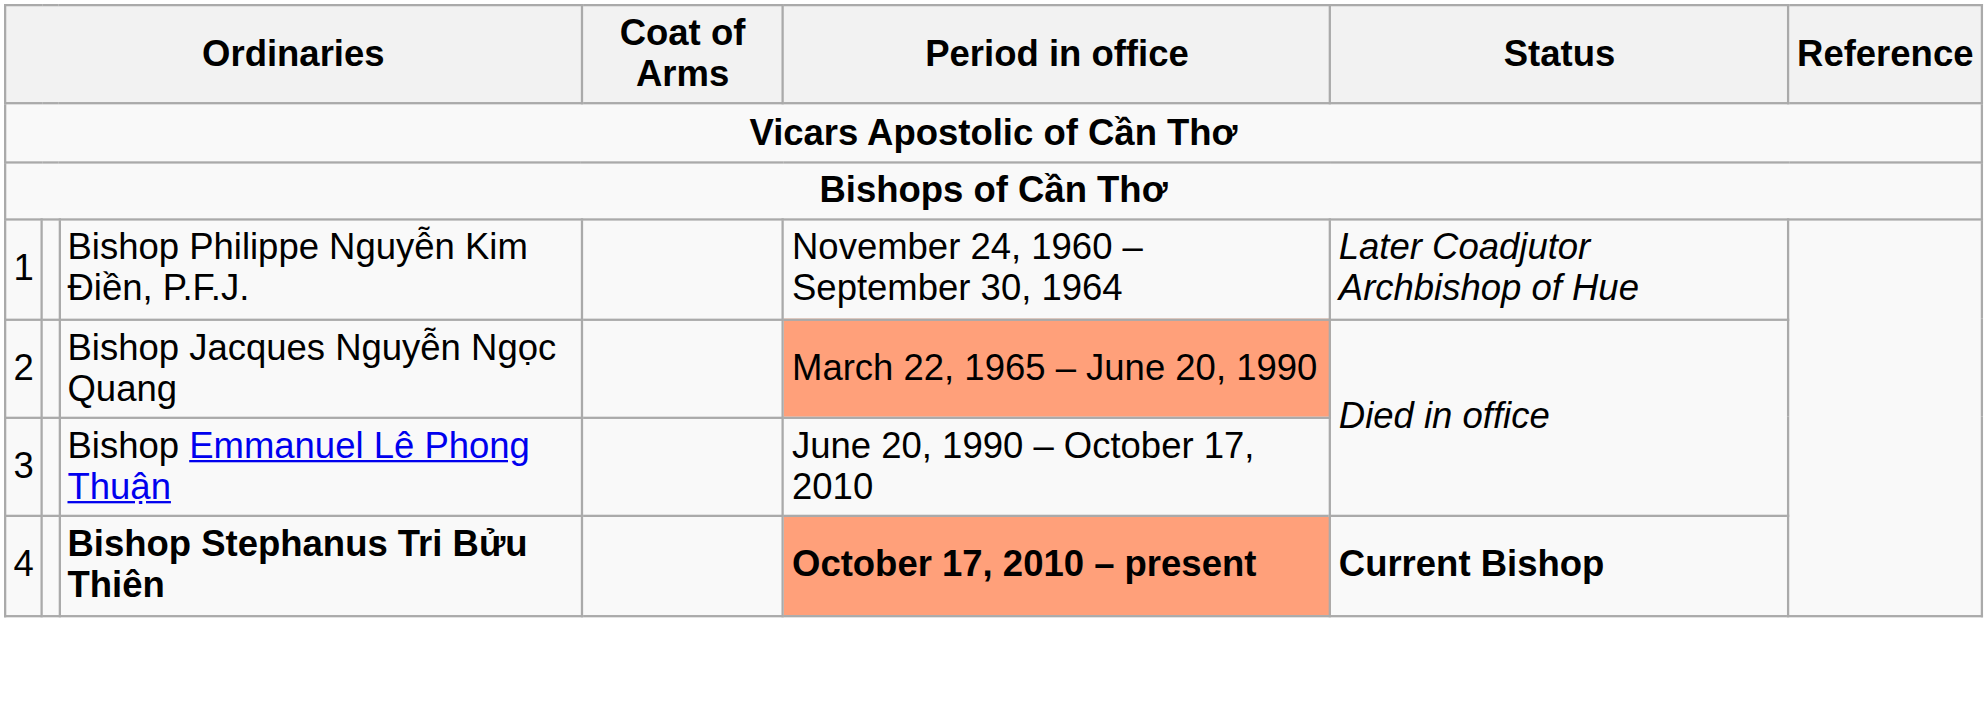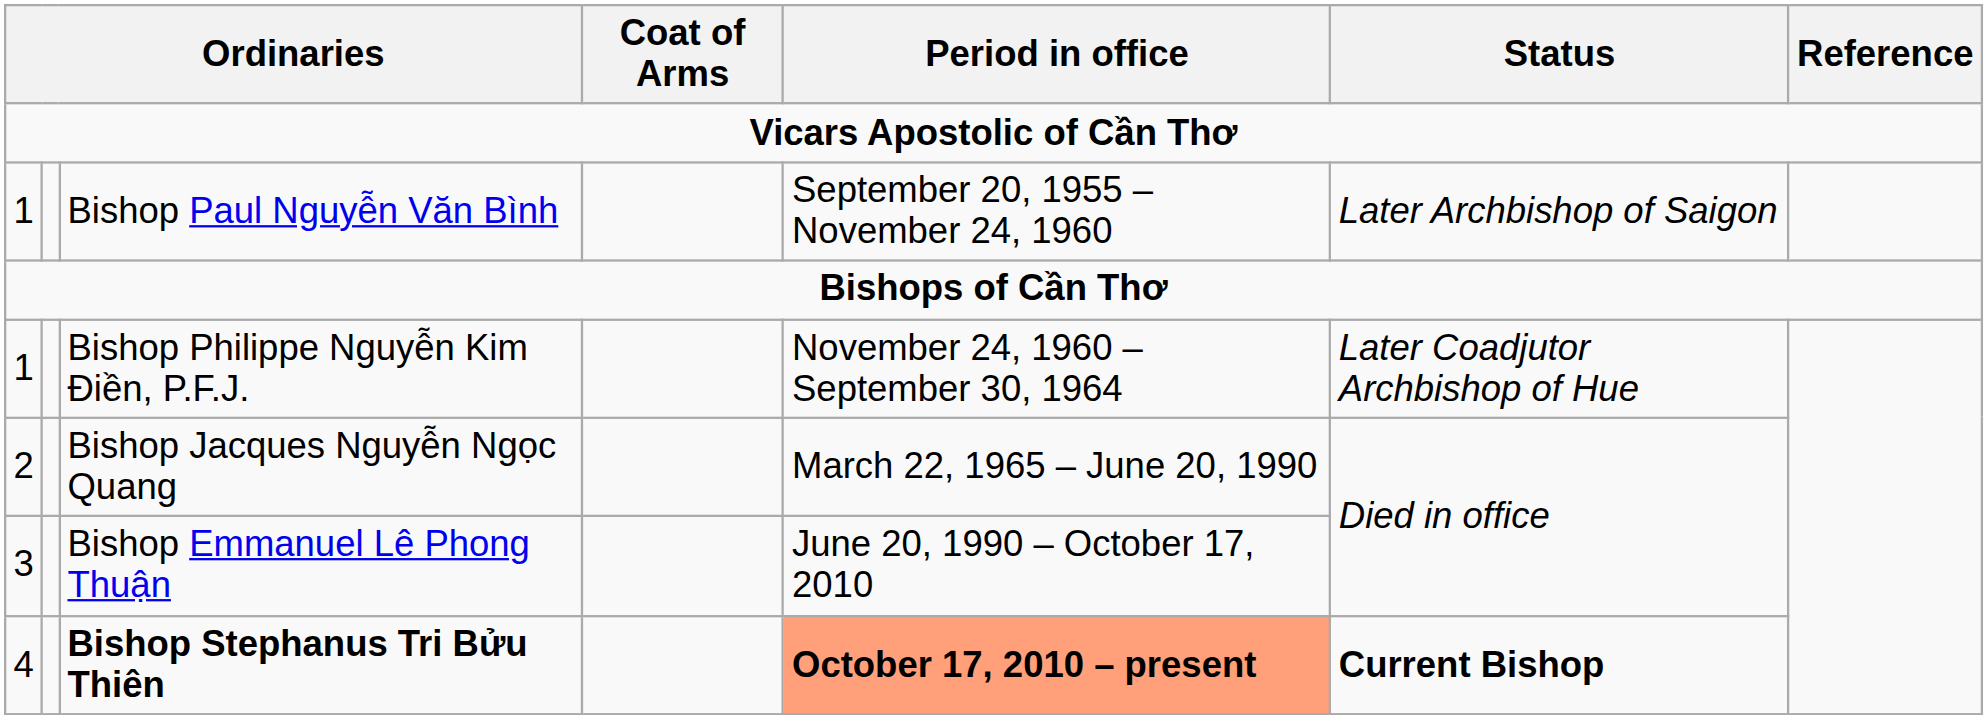+ row: (313, 210)
(1055, 367) lightsalmon background -> (1055, 466) no background
